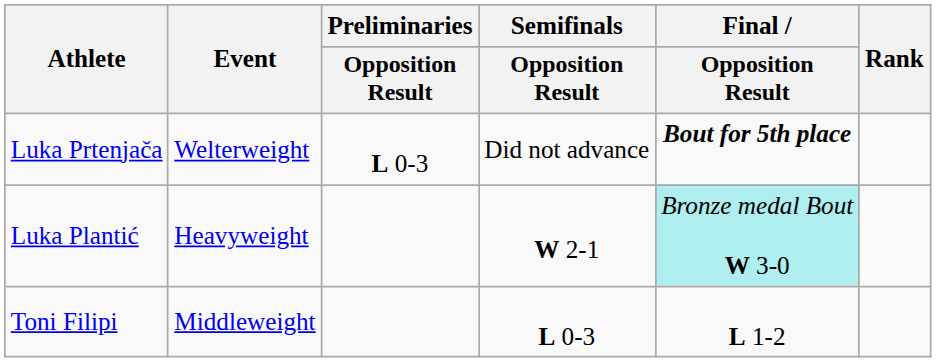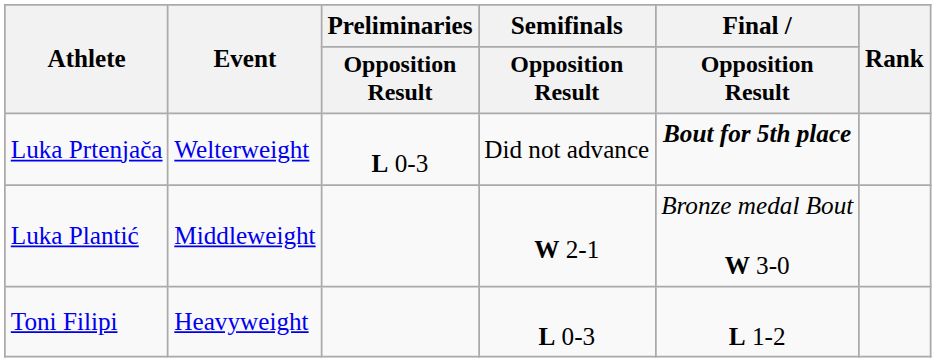(241, 235) Heavyweight -> (245, 235) Middleweight
(757, 235) paleturquoise background -> (757, 235) no background
(245, 321) Middleweight -> (241, 321) Heavyweight
